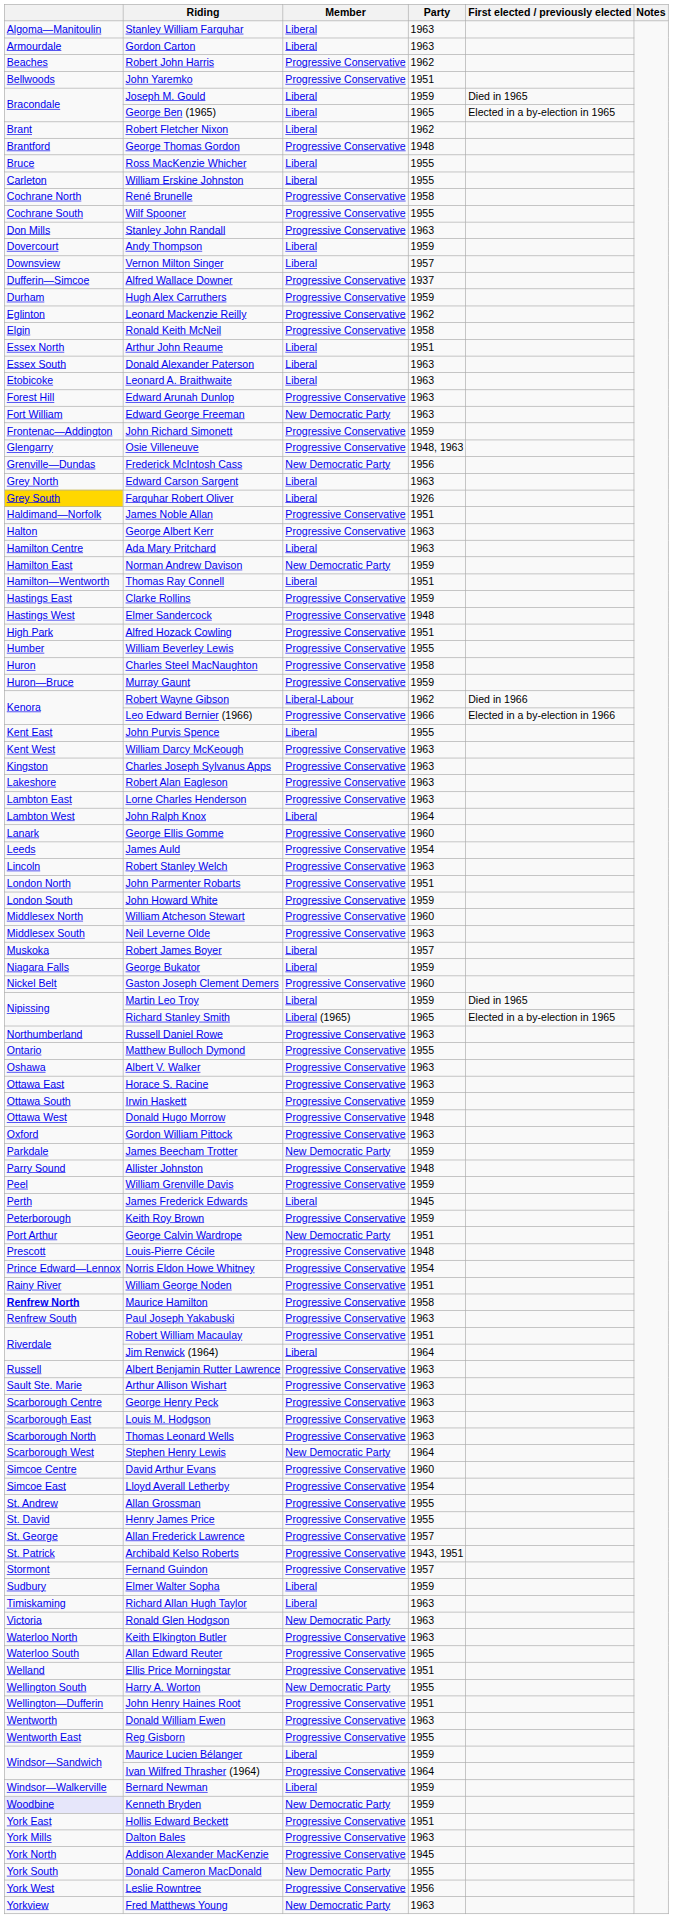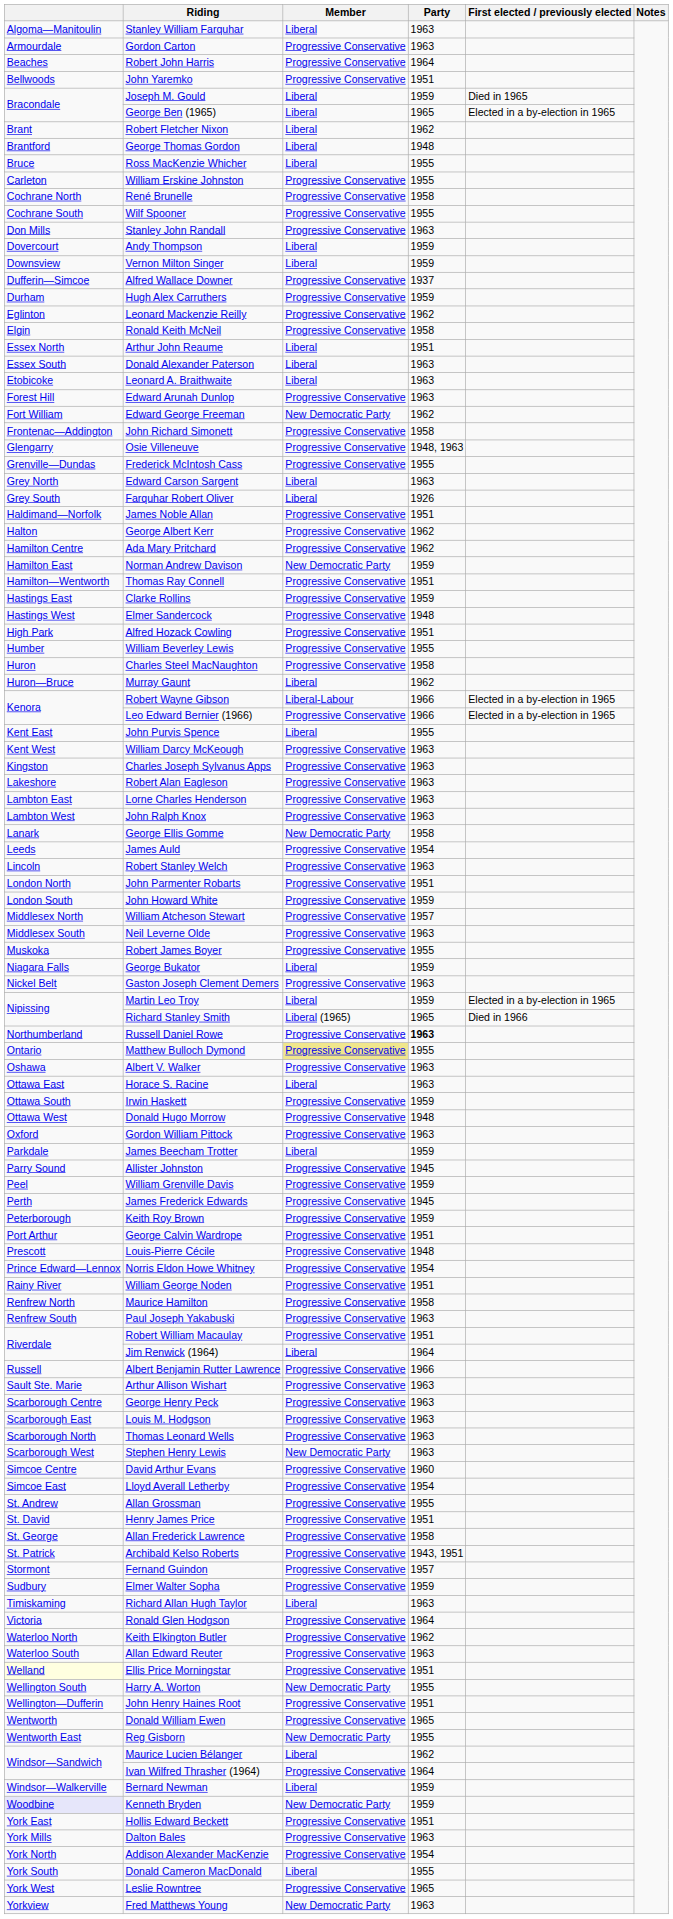(301, 46) Liberal -> (345, 46) Progressive Conservative
(422, 63) 1962 -> (422, 63) 1964
(345, 146) Progressive Conservative -> (301, 146) Liberal
(301, 180) Liberal -> (345, 180) Progressive Conservative
(422, 264) 1957 -> (422, 264) 1959
(422, 414) 1963 -> (422, 414) 1962
(422, 431) 1959 -> (422, 431) 1958
(338, 465) New Democratic Party -> (345, 465) Progressive Conservative
(422, 465) 1956 -> (422, 465) 1955
(33, 498) gold background -> (33, 498) no background
(422, 532) 1963 -> (422, 532) 1962
(301, 548) Liberal -> (345, 548) Progressive Conservative
(422, 548) 1963 -> (422, 548) 1962
(301, 582) Liberal -> (345, 582) Progressive Conservative
(345, 682) Progressive Conservative -> (301, 682) Liberal
(422, 682) 1959 -> (422, 682) 1962
(422, 699) 1962 -> (422, 699) 1966
(498, 699) Died in 1966 -> (542, 699) Elected in a by-election in 1965
(542, 716) Elected in a by-election in 1966 -> (542, 716) Elected in a by-election in 1965
(301, 816) Liberal -> (345, 816) Progressive Conservative
(422, 816) 1964 -> (422, 816) 1963
(345, 833) Progressive Conservative -> (338, 833) New Democratic Party
(422, 833) 1960 -> (422, 833) 1958
(422, 917) 1960 -> (422, 917) 1957
(301, 950) Liberal -> (345, 950) Progressive Conservative
(422, 950) 1957 -> (422, 950) 1955
(422, 984) 1960 -> (422, 984) 1963
(498, 1000) Died in 1965 -> (542, 1000) Elected in a by-election in 1965
(542, 1017) Elected in a by-election in 1965 -> (498, 1017) Died in 1966
(422, 1034) normal -> (422, 1034) bold
(345, 1051) no background -> (345, 1051) khaki background
(345, 1084) Progressive Conservative -> (301, 1084) Liberal
(338, 1151) New Democratic Party -> (301, 1151) Liberal
(422, 1168) 1948 -> (422, 1168) 1945
(301, 1201) Liberal -> (345, 1201) Progressive Conservative
(338, 1235) New Democratic Party -> (345, 1235) Progressive Conservative
(43, 1302) bold -> (41, 1302) normal
(422, 1369) 1963 -> (422, 1369) 1966
(422, 1453) 1964 -> (422, 1453) 1963
(422, 1520) 1955 -> (422, 1520) 1951
(422, 1536) 1957 -> (422, 1536) 1958
(301, 1587) Liberal -> (345, 1587) Progressive Conservative
(338, 1620) New Democratic Party -> (345, 1620) Progressive Conservative
(422, 1620) 1963 -> (422, 1620) 1964
(422, 1637) 1963 -> (422, 1637) 1962
(422, 1654) 1965 -> (422, 1654) 1963
(26, 1670) no background -> (26, 1670) lightyellow background
(422, 1721) 1963 -> (422, 1721) 1965
(345, 1737) Progressive Conservative -> (338, 1737) New Democratic Party
(422, 1754) 1959 -> (422, 1754) 1962
(422, 1855) 1945 -> (422, 1855) 1954
(338, 1871) New Democratic Party -> (301, 1871) Liberal
(422, 1888) 1956 -> (422, 1888) 1965
